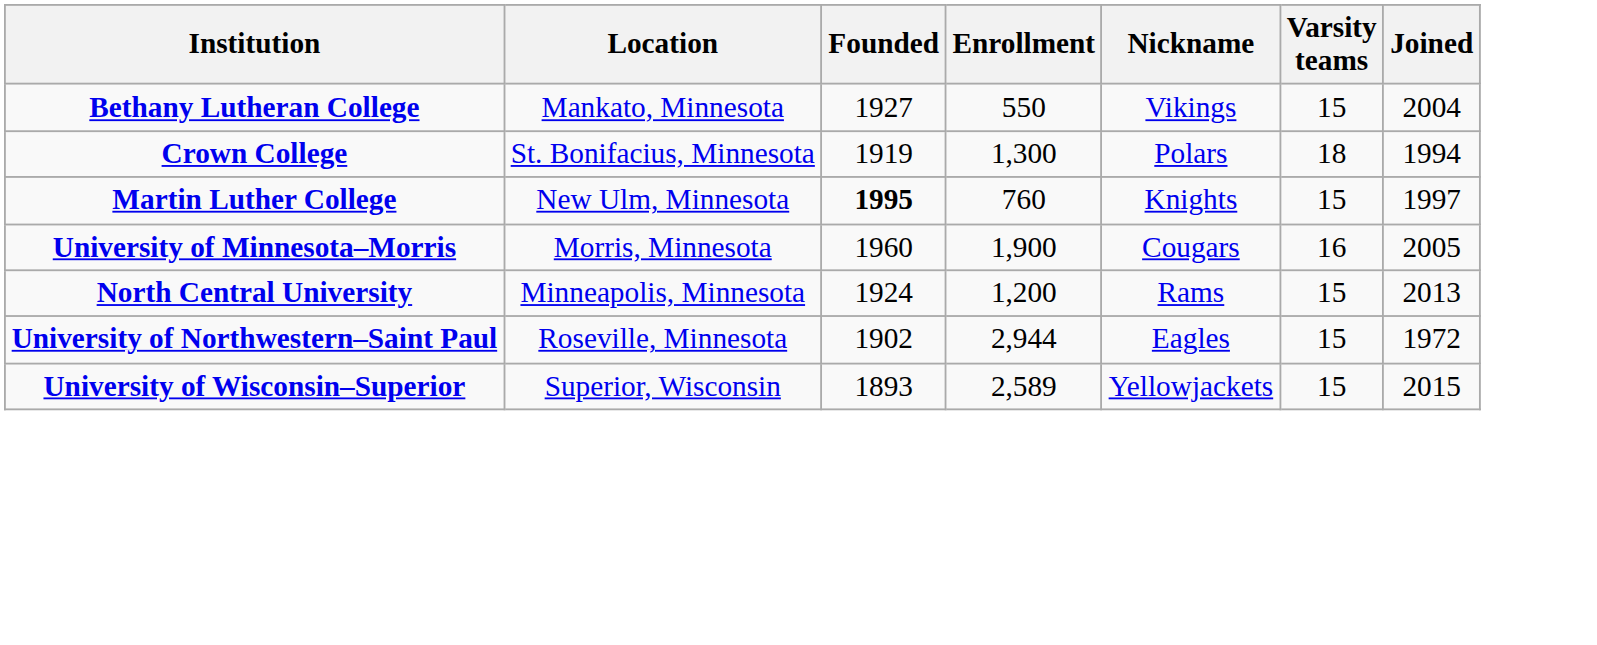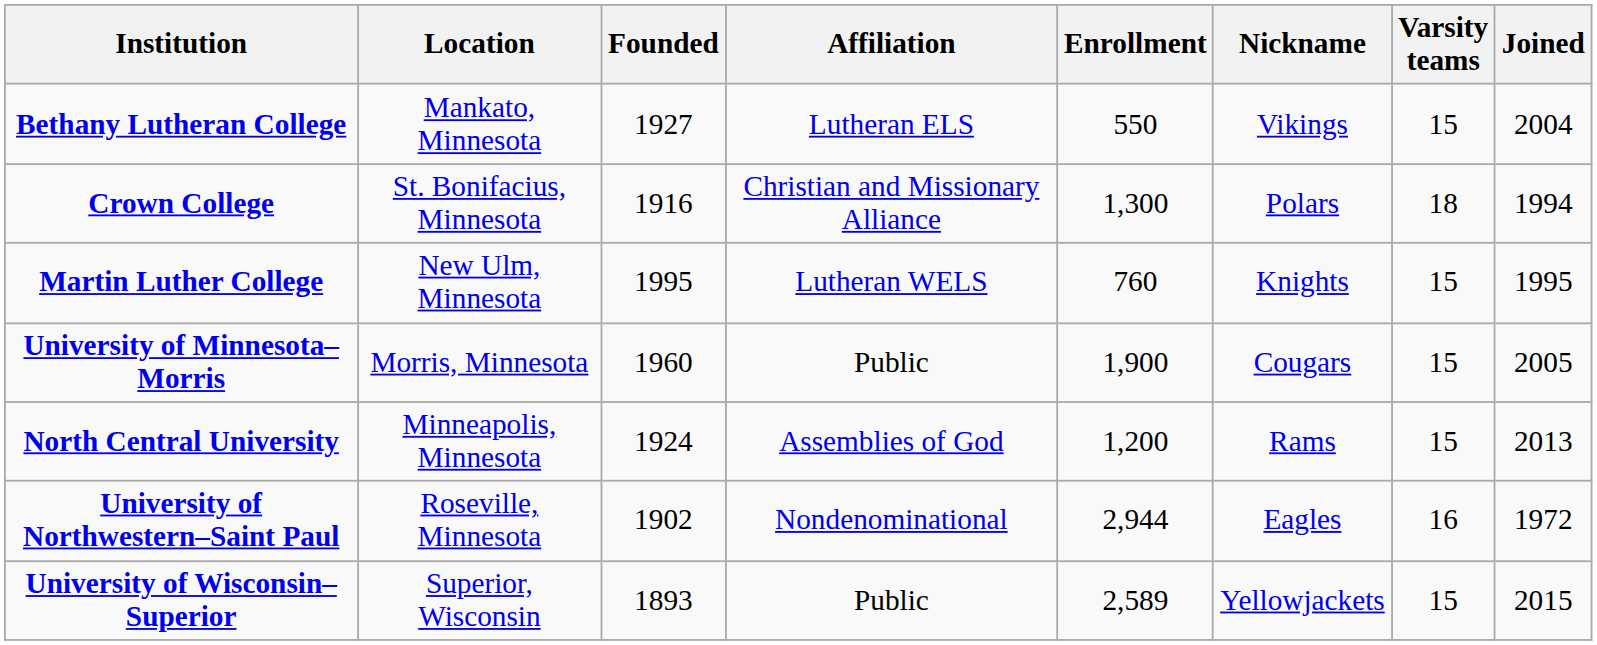+ column: (891, 44)
(884, 153) 1919 -> (663, 202) 1916
(884, 199) bold -> (663, 282) normal
(1432, 199) 1997 -> (1543, 282) 1995
(1332, 246) 16 -> (1443, 361) 15
(1332, 339) 15 -> (1443, 520) 16
